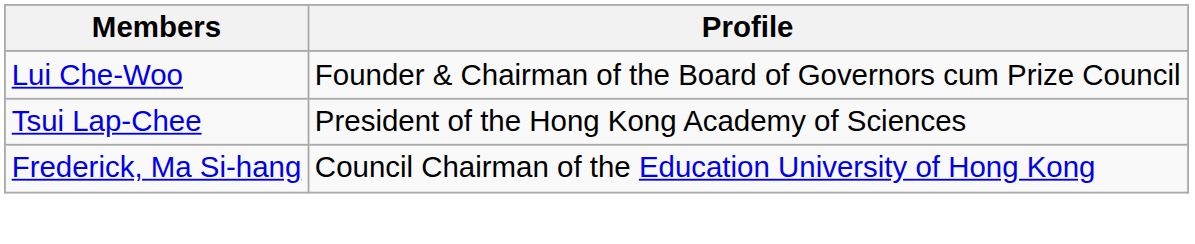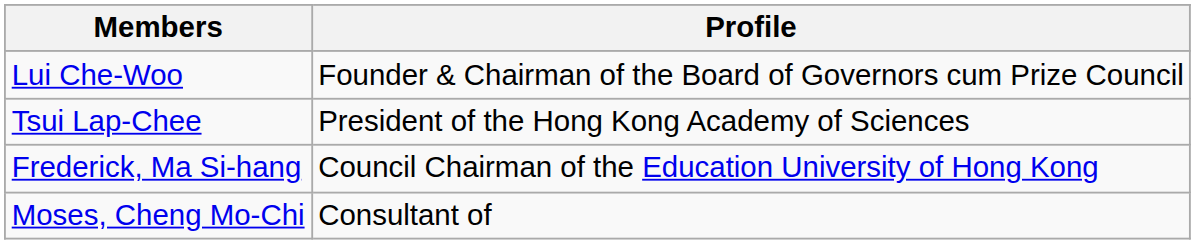+ row: (158, 214)
